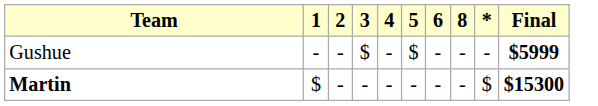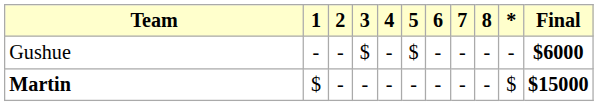+ column: (462, 20)
(534, 52) $5999 -> (558, 52) $6000
(534, 84) $15300 -> (558, 84) $15000
